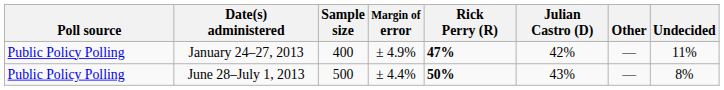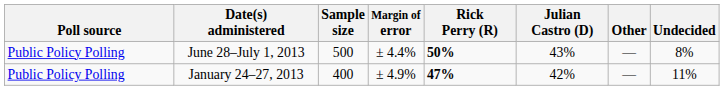rows swapped: (246, 74) <-> (246, 52)
